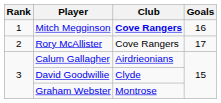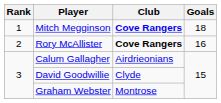(200, 28) 16 -> (200, 28) 18
(147, 43) normal -> (149, 43) bold
(200, 43) 17 -> (200, 43) 16
